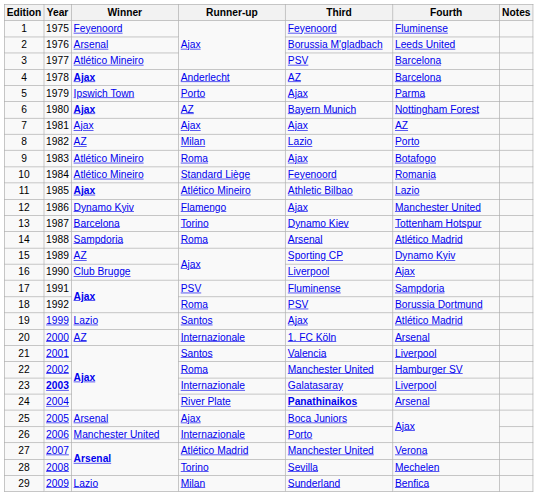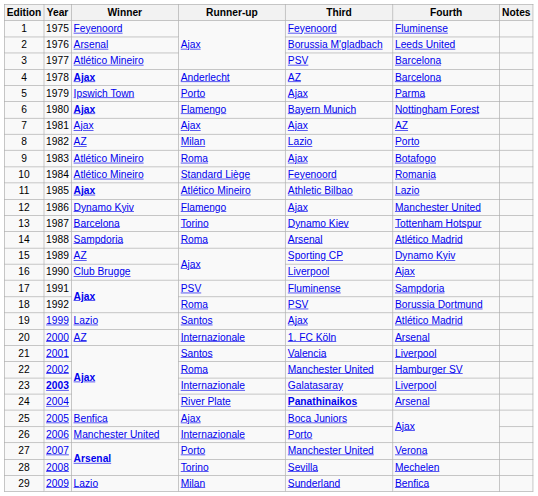(187, 110) AZ -> (203, 110) Flamengo
(91, 418) Arsenal -> (91, 418) Benfica
(215, 451) Atlético Madrid -> (193, 451) Porto
